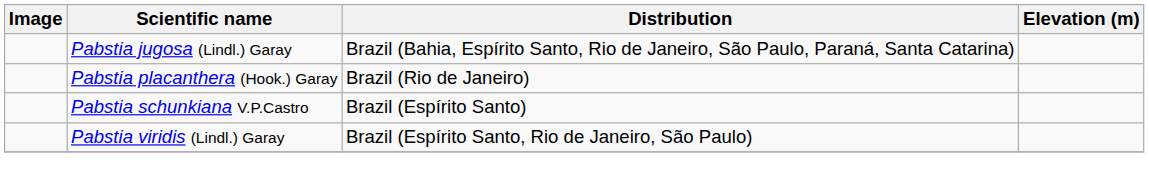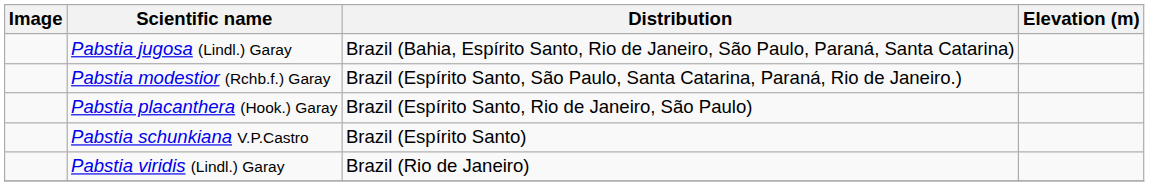+ row: (201, 78)
(438, 78) Brazil (Rio de Janeiro) -> (549, 107) Brazil (Espírito Santo, Rio de Janeiro, São Paulo)
(549, 136) Brazil (Espírito Santo, Rio de Janeiro, São Paulo) -> (438, 166) Brazil (Rio de Janeiro)
